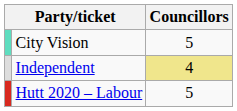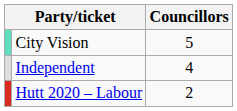(189, 67) khaki background -> (189, 67) no background
(189, 93) 5 -> (189, 93) 2
